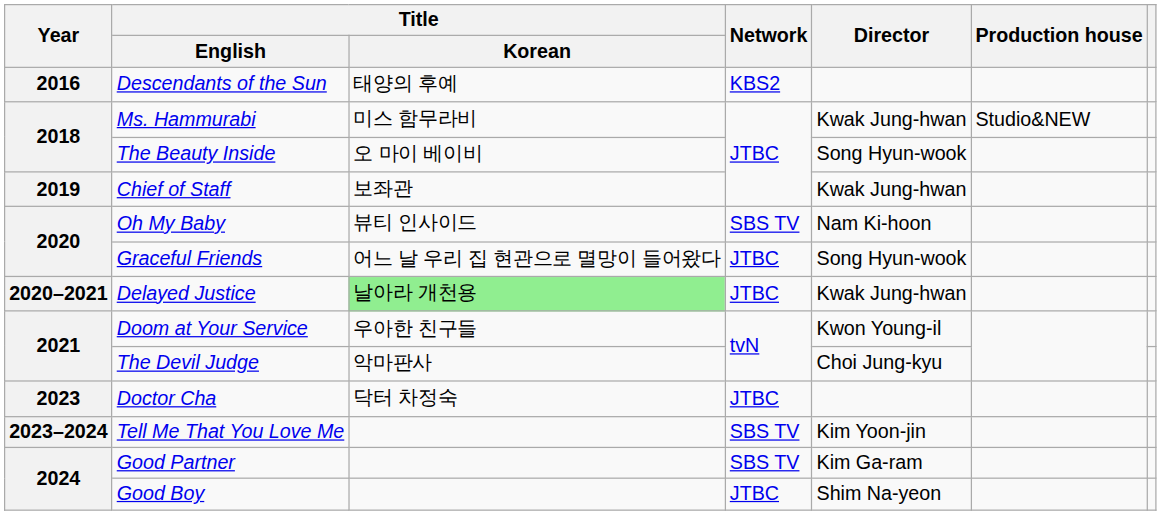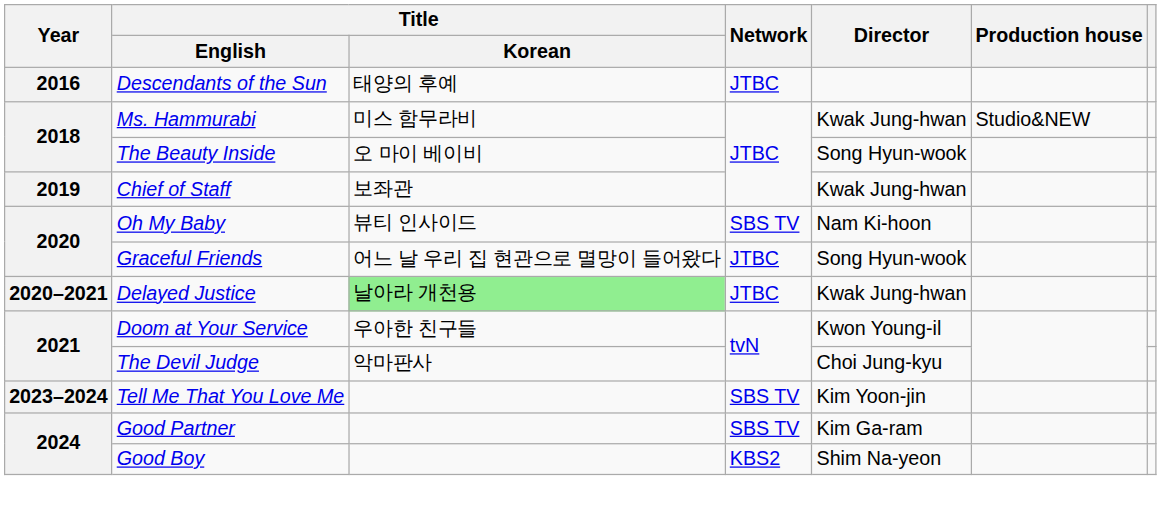(755, 84) KBS2 -> (754, 84) JTBC
- row: (167, 398)
(754, 493) JTBC -> (755, 459) KBS2
